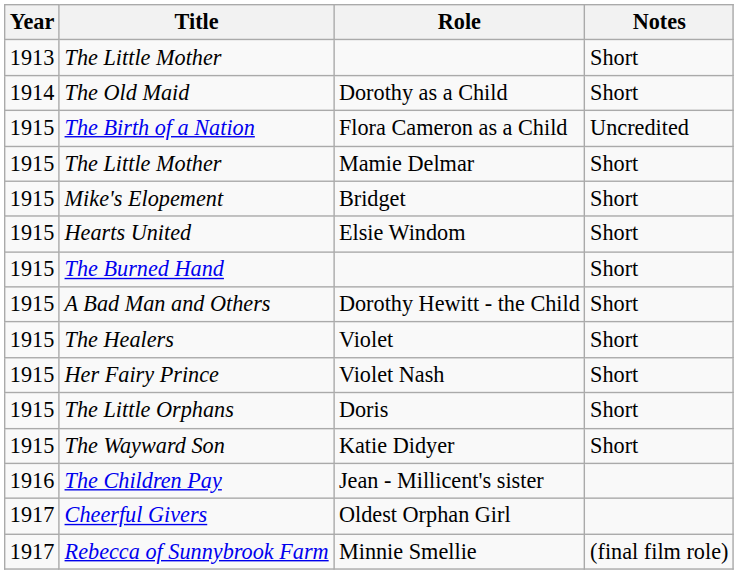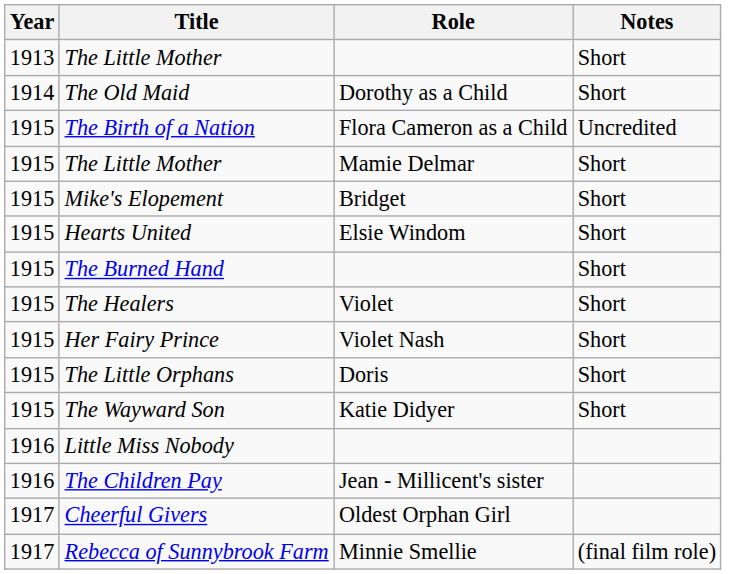- row: (168, 304)
+ row: (149, 445)
